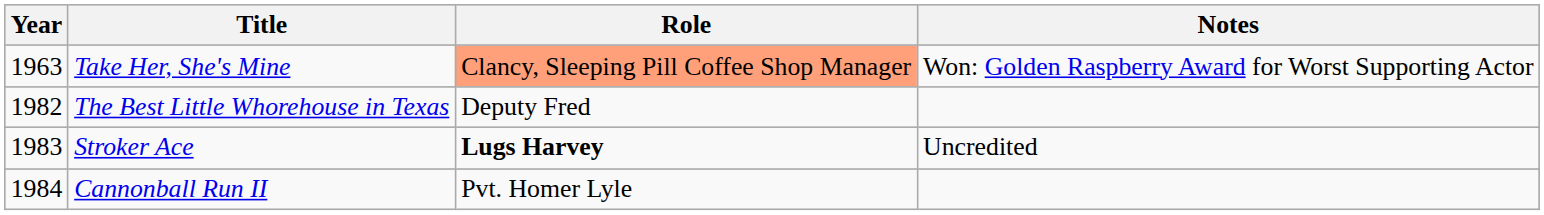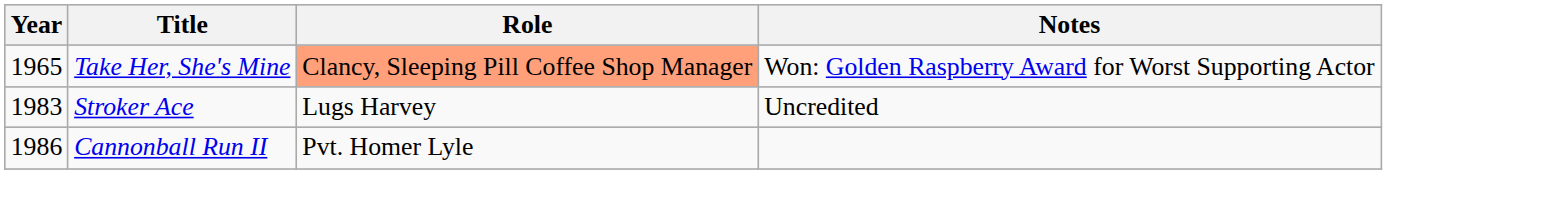(37, 65) 1963 -> (37, 65) 1965
- row: (262, 106)
(532, 147) bold -> (369, 106) normal
(37, 188) 1984 -> (37, 147) 1986
